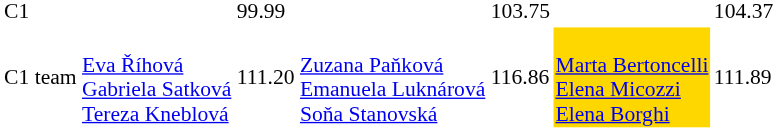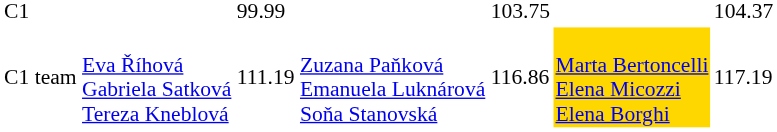(266, 77) 111.20 -> (266, 77) 111.19
(743, 77) 111.89 -> (743, 77) 117.19
